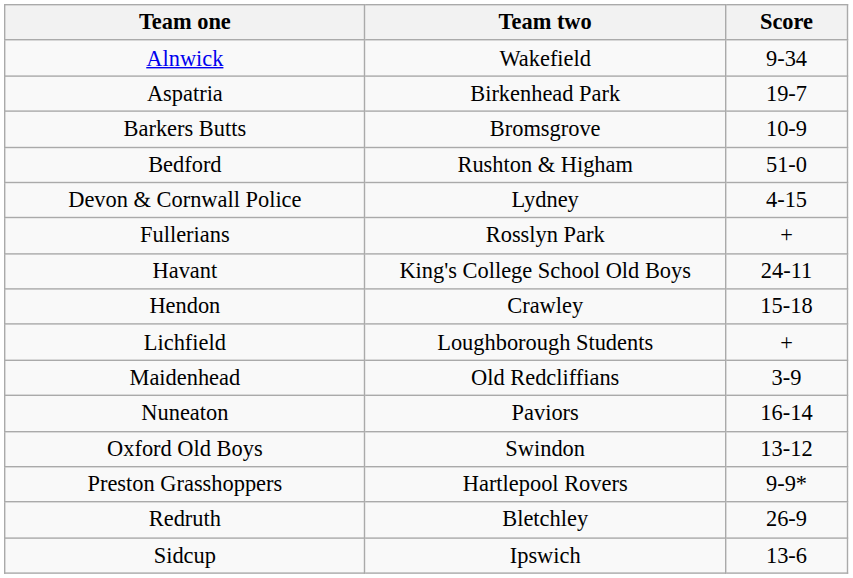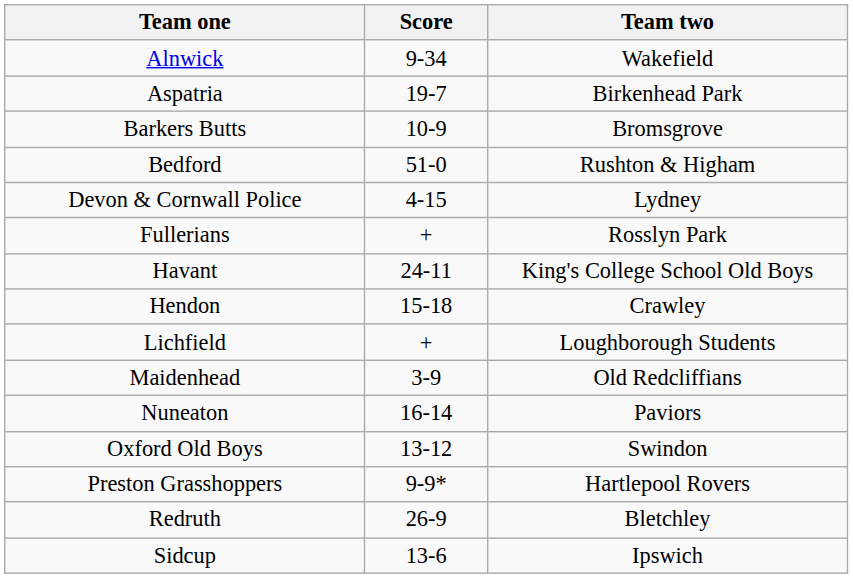columns swapped: (545, 22) <-> (787, 22)
